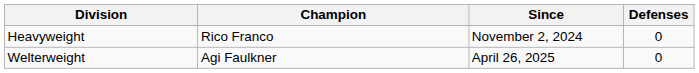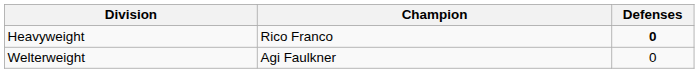- column: (546, 15)
(659, 36) normal -> (653, 36) bold
